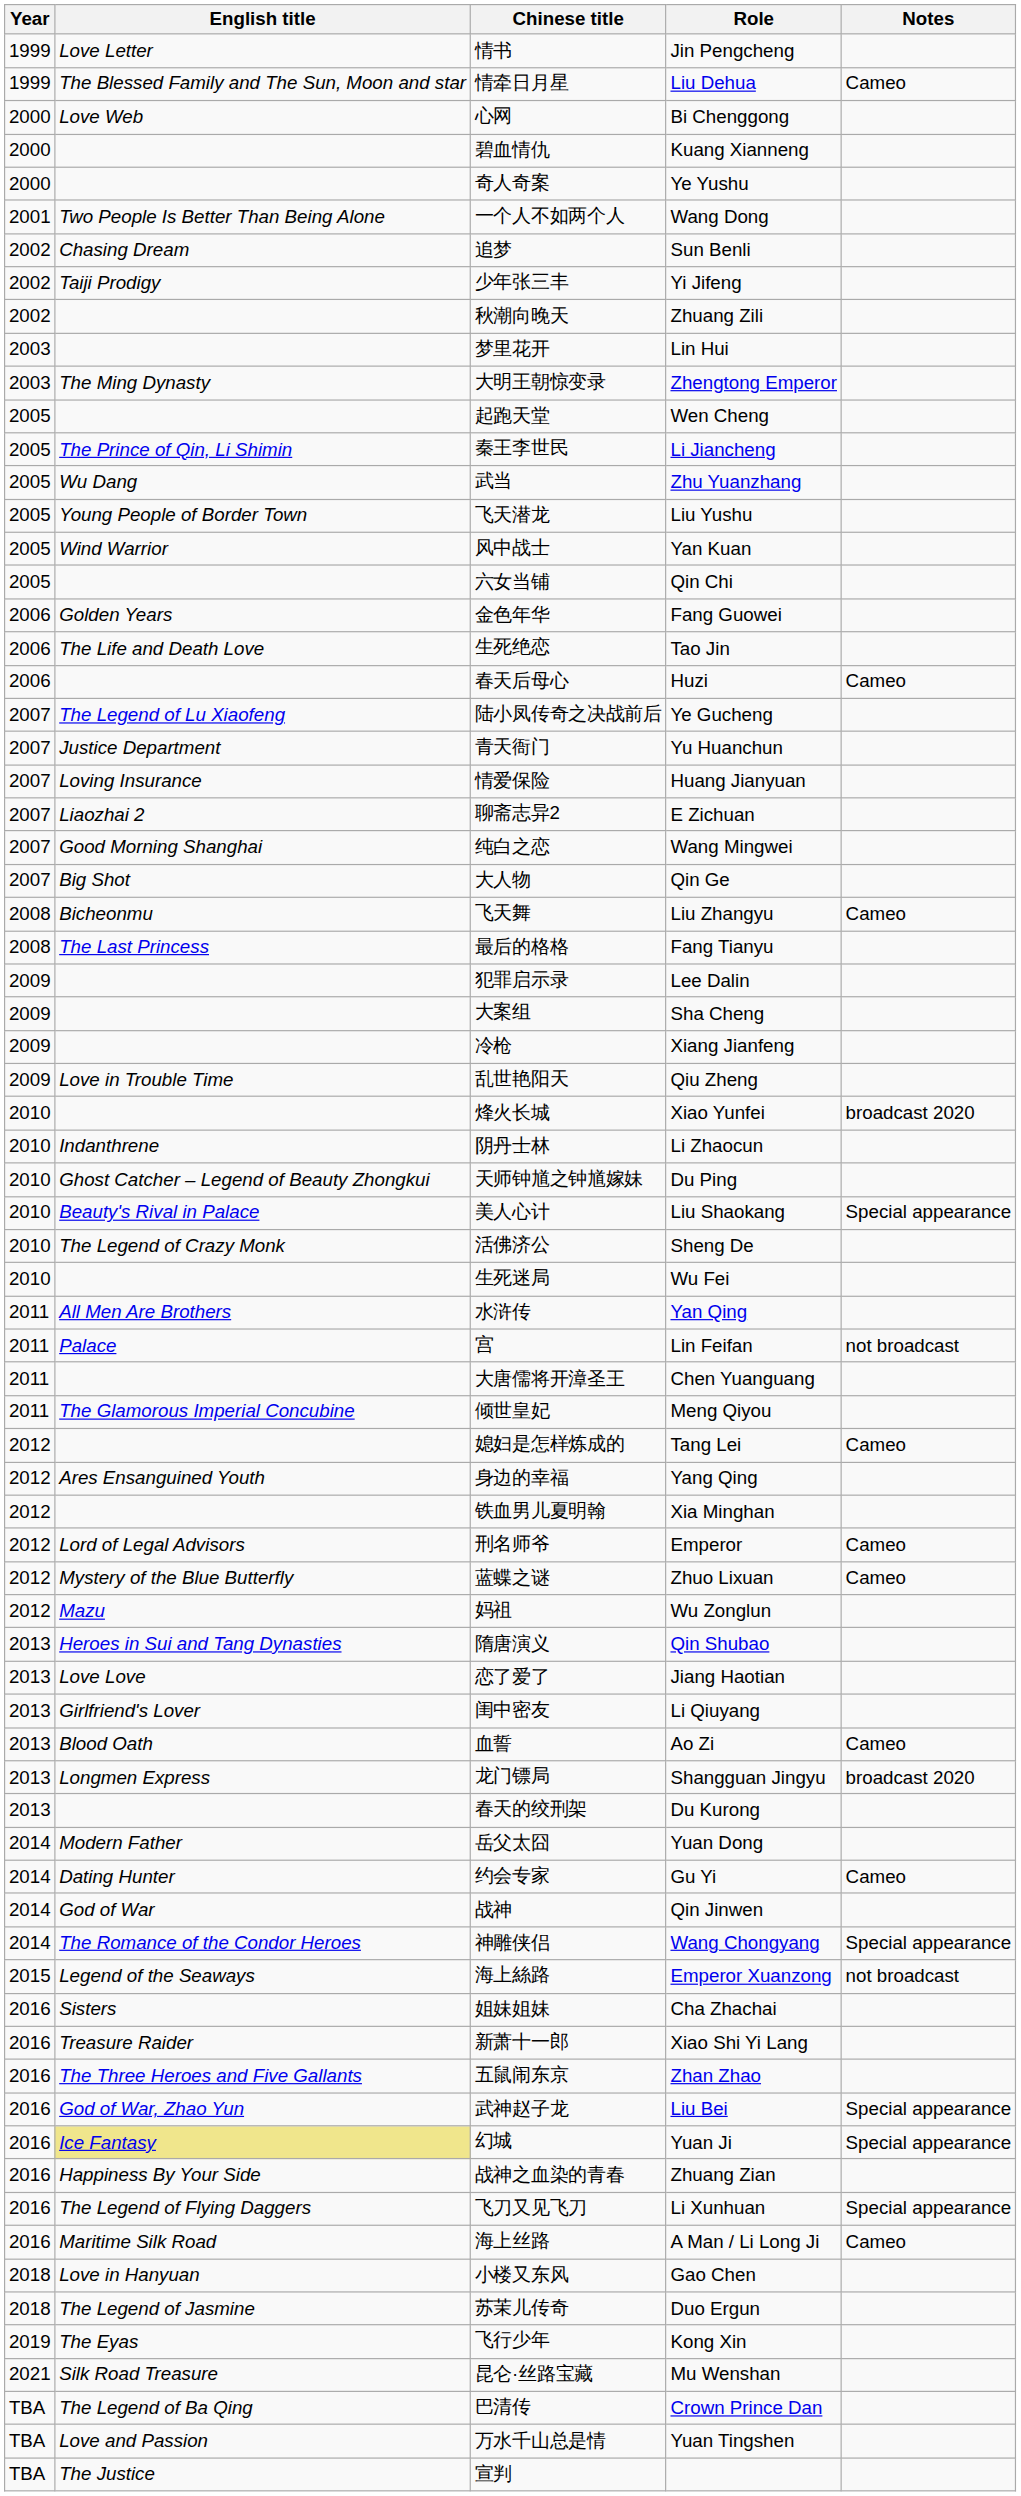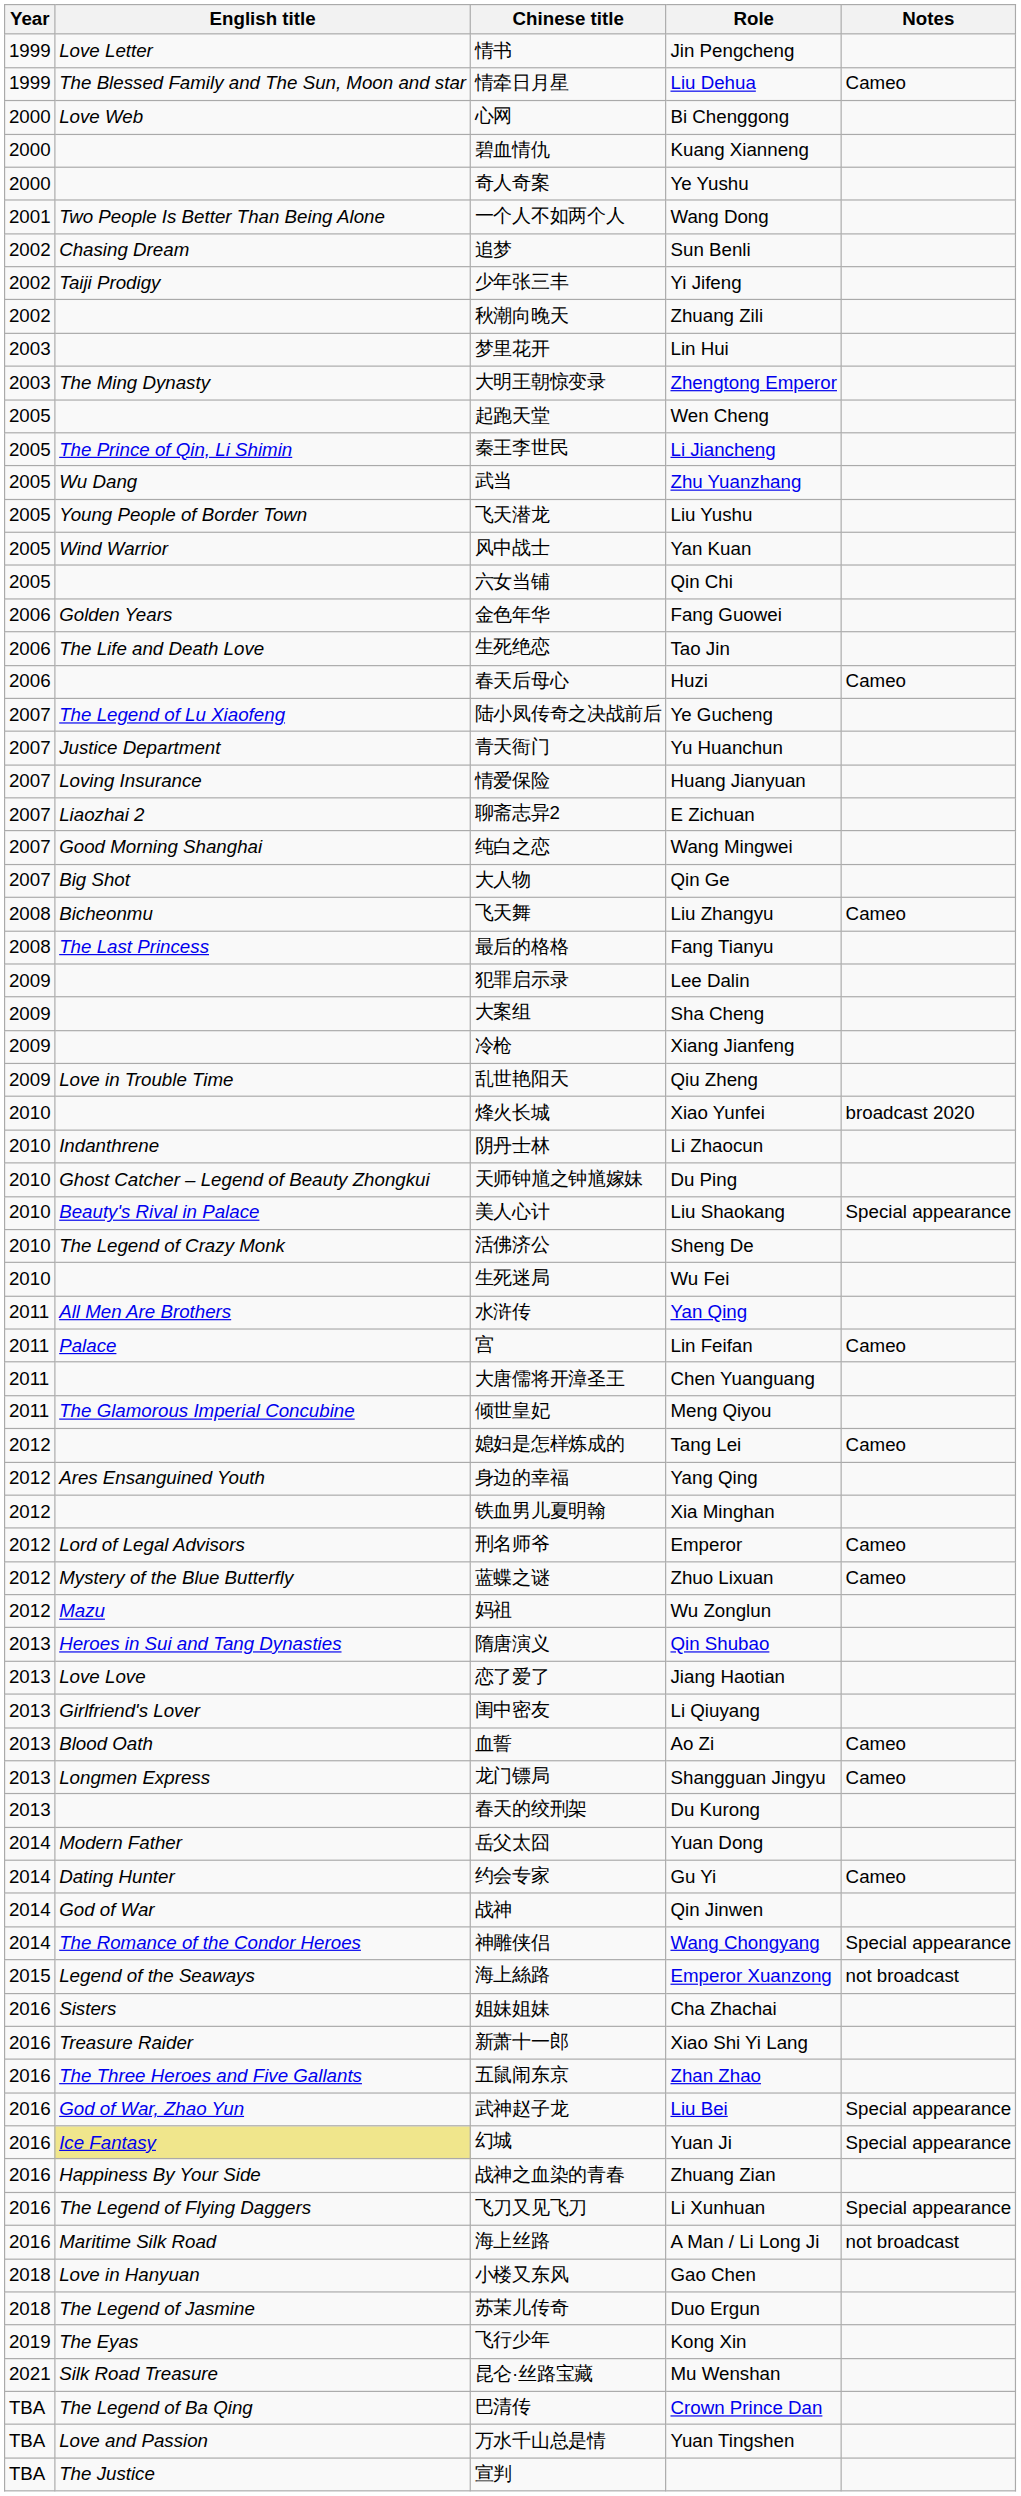(902, 1345) not broadcast -> (876, 1345) Cameo
(910, 1777) broadcast 2020 -> (876, 1777) Cameo
(876, 2241) Cameo -> (902, 2241) not broadcast
